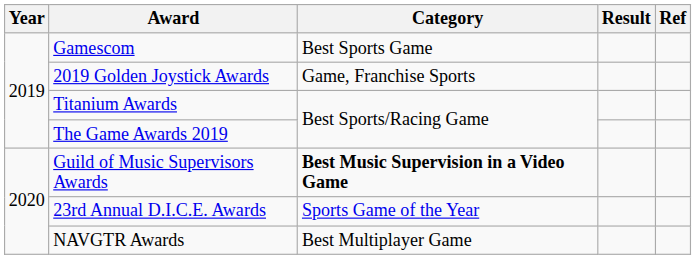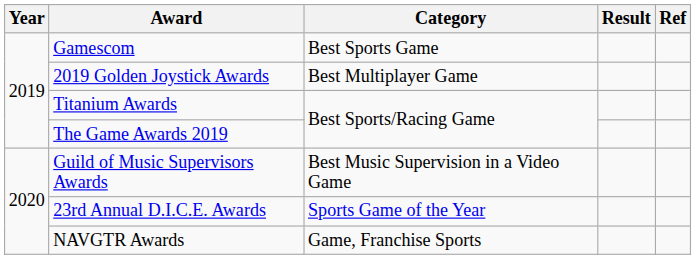(389, 76) Game, Franchise Sports -> (393, 76) Best Multiplayer Game
(433, 172) bold -> (434, 172) normal
(387, 239) Best Multiplayer Game -> (395, 239) Game, Franchise Sports
